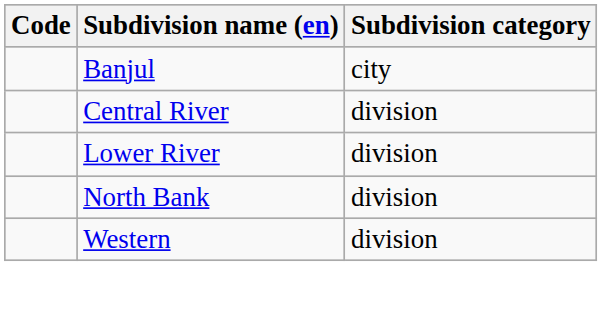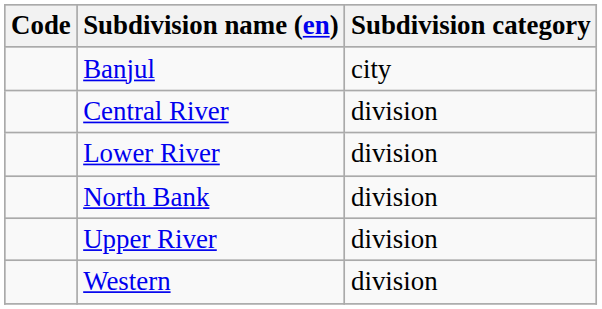+ row: (150, 238)
